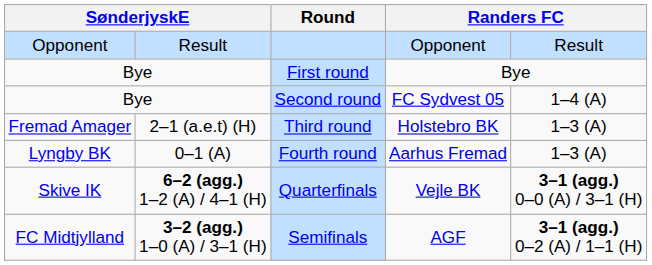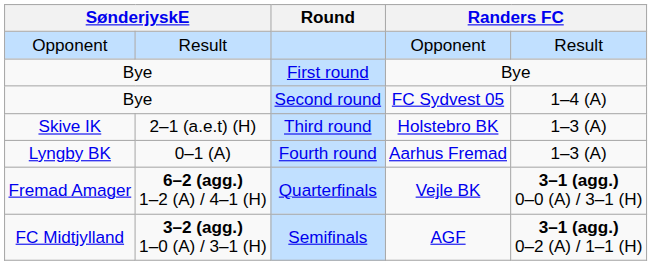(70, 126) Fremad Amager -> (70, 126) Skive IK
(70, 190) Skive IK -> (70, 190) Fremad Amager
